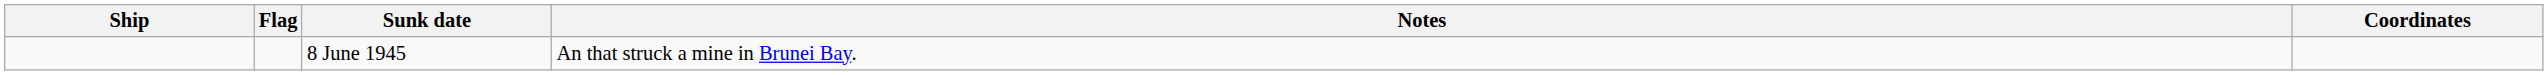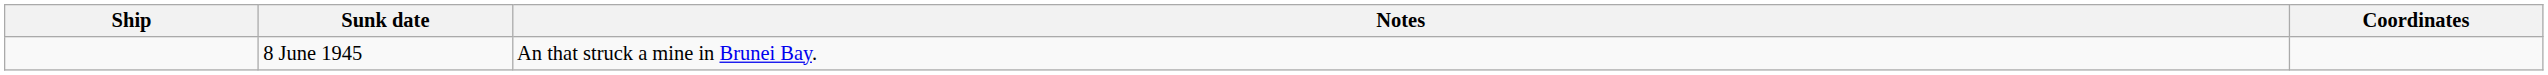- column: (278, 20)
